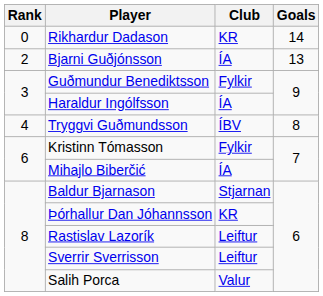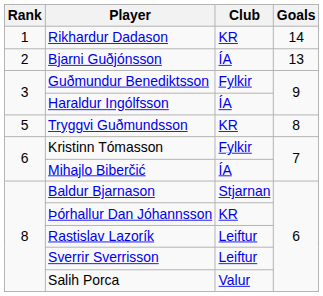(25, 37) 0 -> (25, 37) 1
(25, 125) 4 -> (25, 125) 5
(230, 125) ÍBV -> (228, 125) KR
